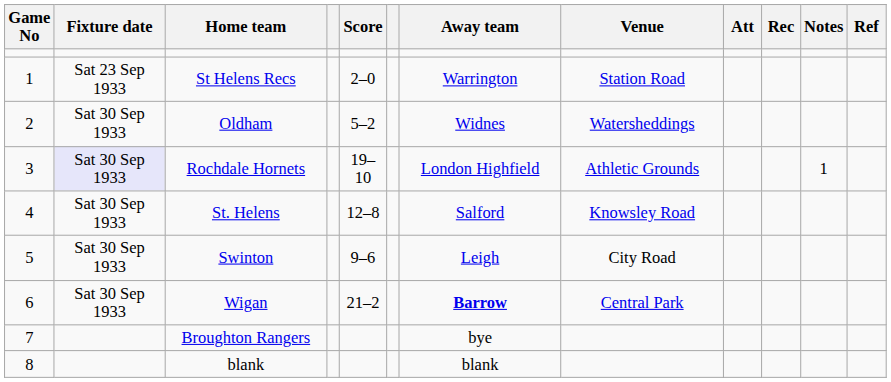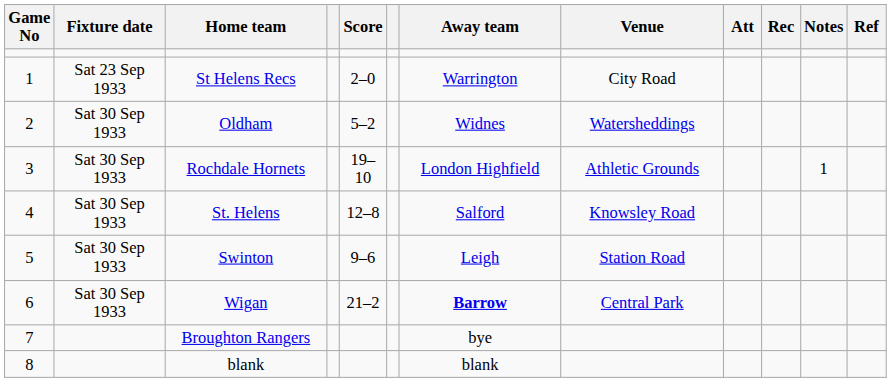(642, 79) Station Road -> (642, 79) City Road
(110, 168) lavender background -> (110, 168) no background
(642, 257) City Road -> (642, 257) Station Road
